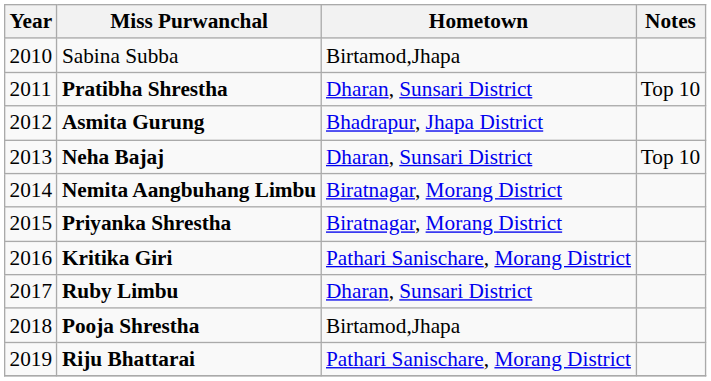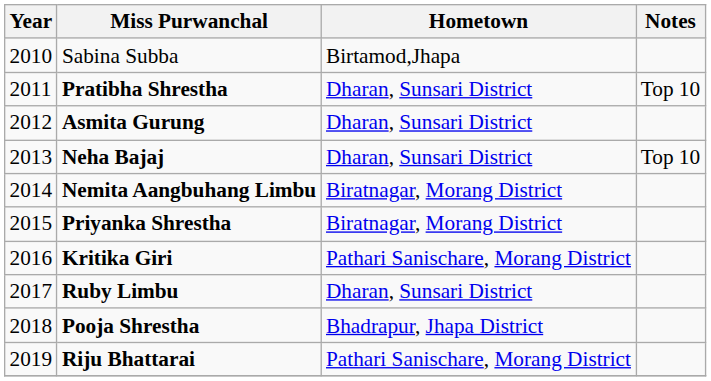(435, 122) Bhadrapur, Jhapa District -> (429, 122) Dharan, Sunsari District
(393, 325) Birtamod,Jhapa -> (435, 325) Bhadrapur, Jhapa District
